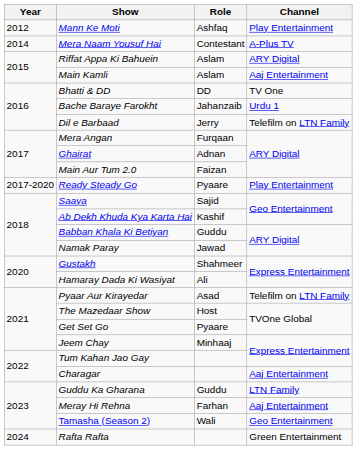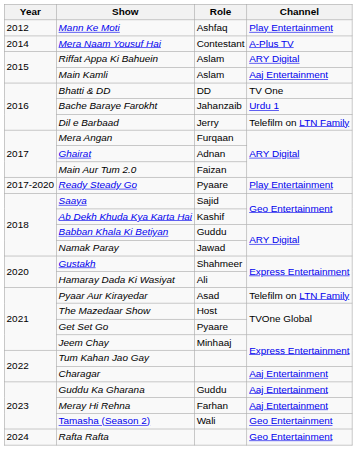(274, 389) LTN Family -> (289, 389) Aaj Entertainment
(295, 437) Green Entertainment -> (291, 437) Geo Entertainment
